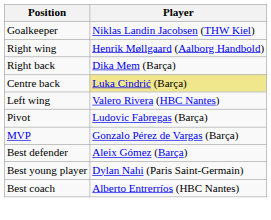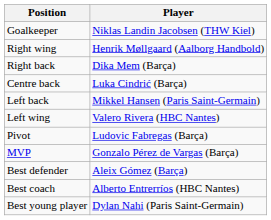(140, 83) khaki background -> (140, 83) no background
+ row: (28, 100)
rows swapped: (47, 170) <-> (31, 188)
